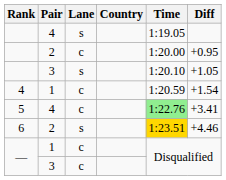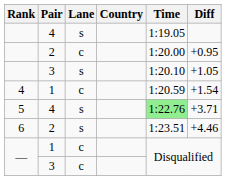(81, 109) c -> (81, 109) s
(204, 109) +3.41 -> (204, 109) +3.71
(167, 128) gold background -> (167, 128) no background
